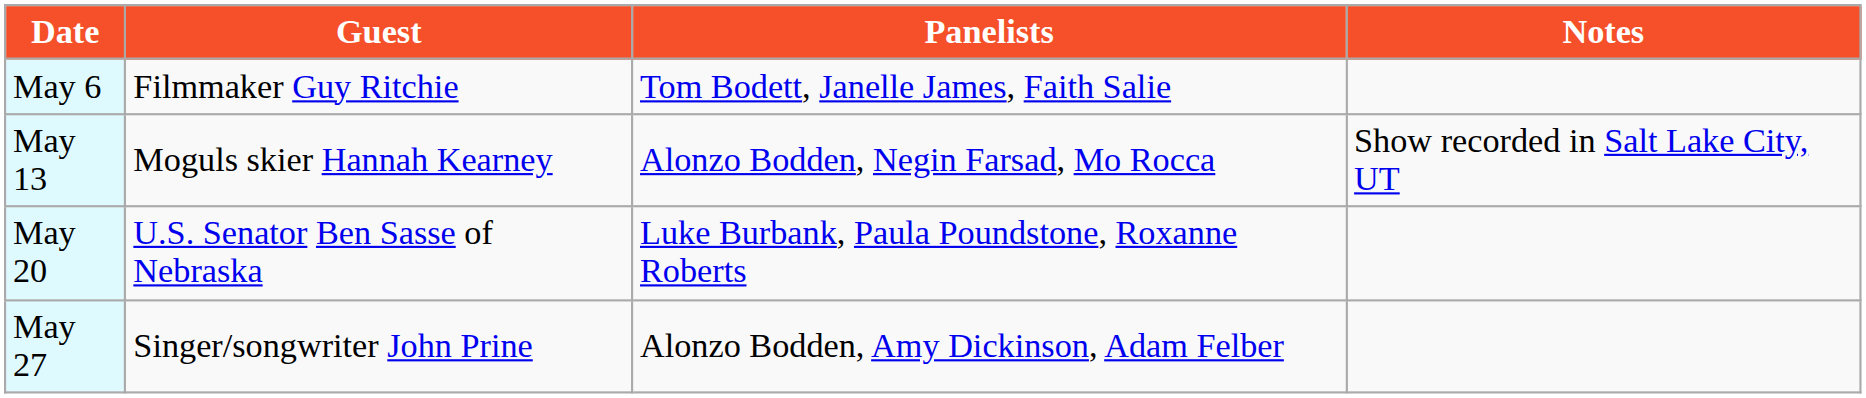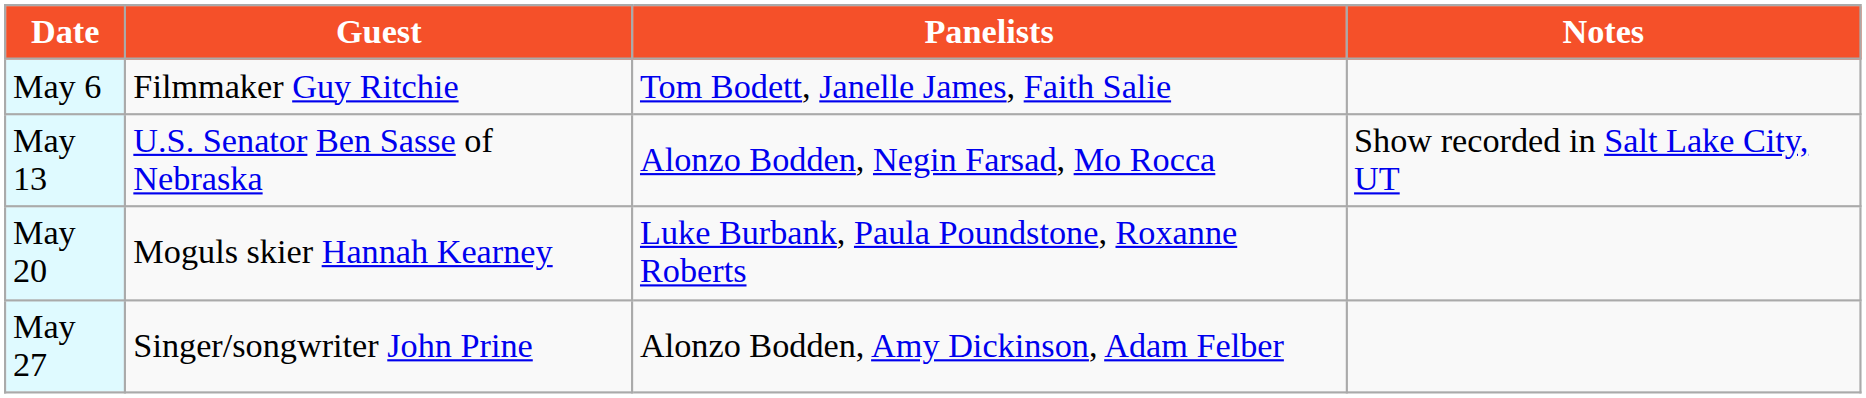(343, 159) Moguls skier Hannah Kearney -> (313, 159) U.S. Senator Ben Sasse of Nebraska
(313, 252) U.S. Senator Ben Sasse of Nebraska -> (343, 252) Moguls skier Hannah Kearney
